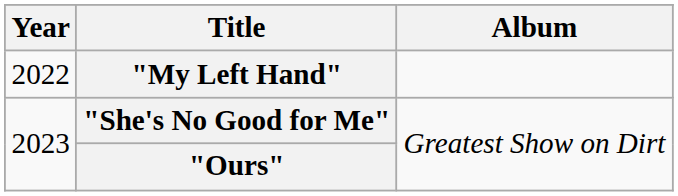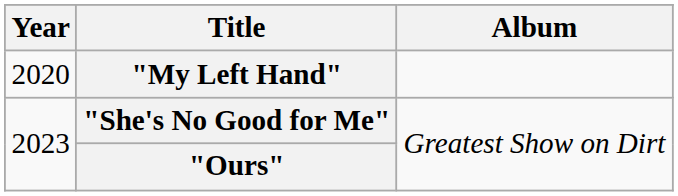(41, 73) 2022 -> (41, 73) 2020
